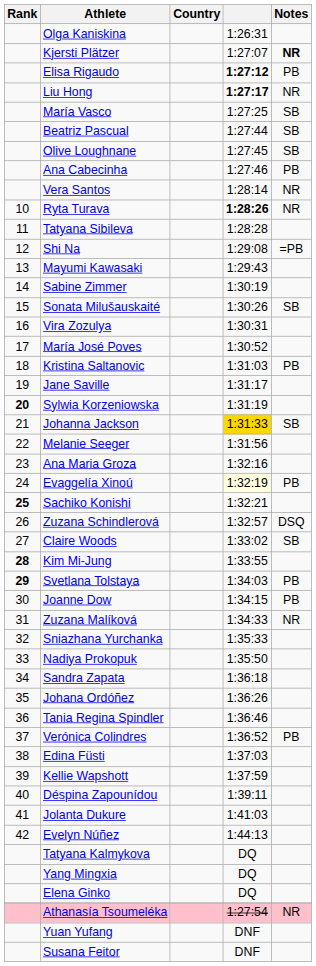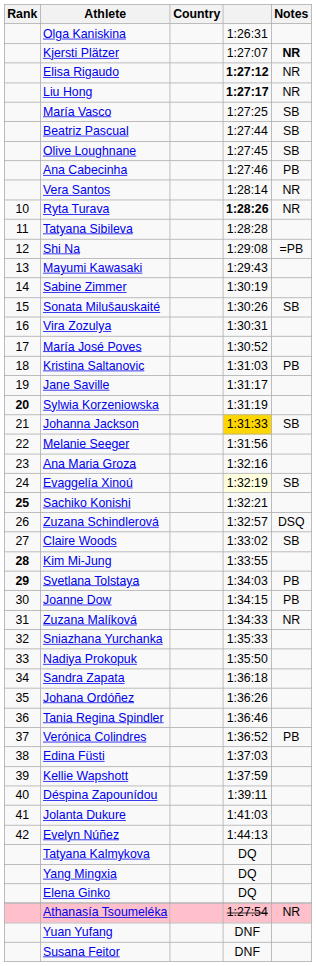(291, 72) PB -> (291, 72) NR
(291, 483) PB -> (291, 483) SB
